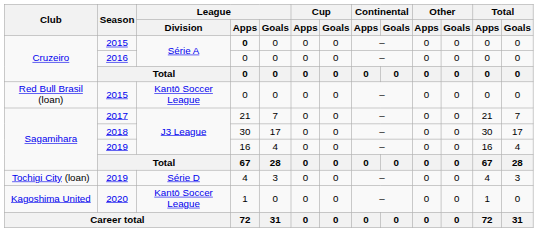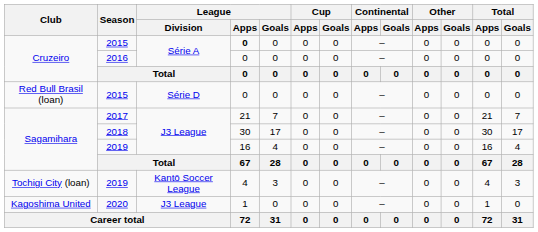(184, 95) Kantō Soccer League -> (184, 95) Série D
(184, 178) Série D -> (184, 183) Kantō Soccer League
(184, 198) Kantō Soccer League -> (184, 204) J3 League
